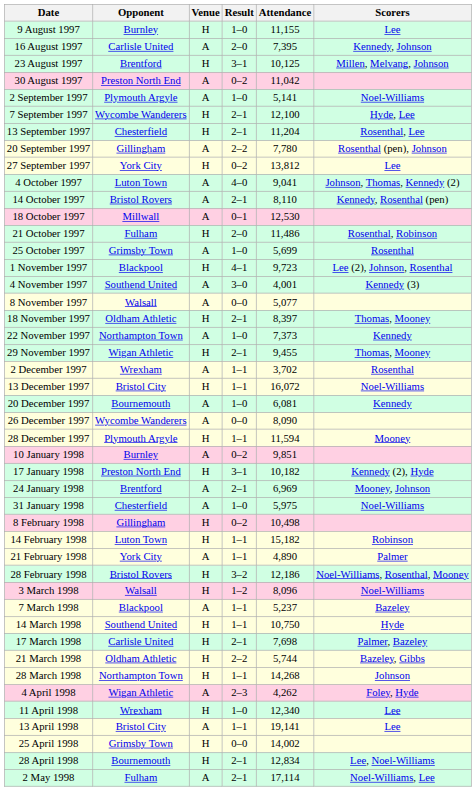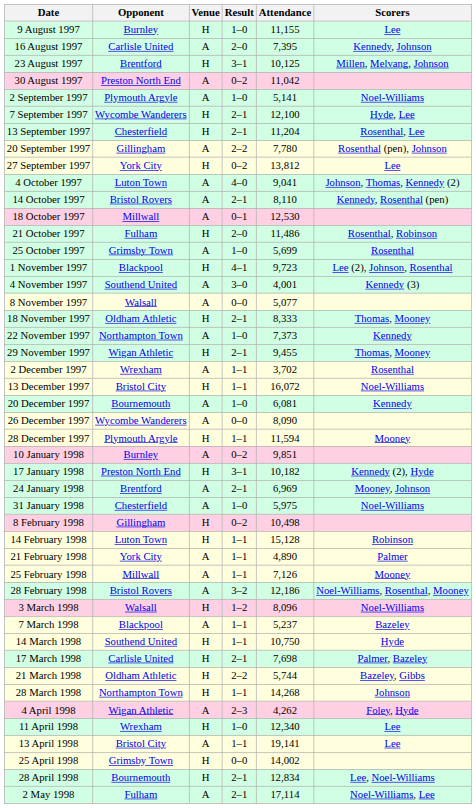(285, 319) 8,397 -> (285, 319) 8,333
(285, 540) 15,182 -> (285, 540) 15,128
+ row: (48, 574)
(206, 574) H -> (206, 591) A
